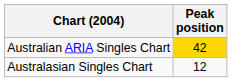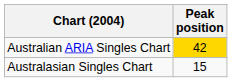(200, 67) 12 -> (200, 67) 15
